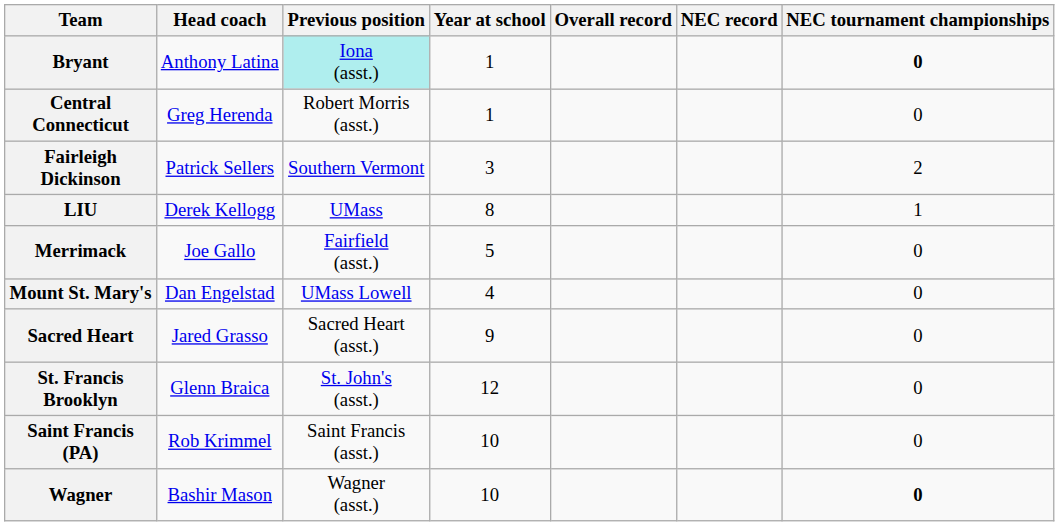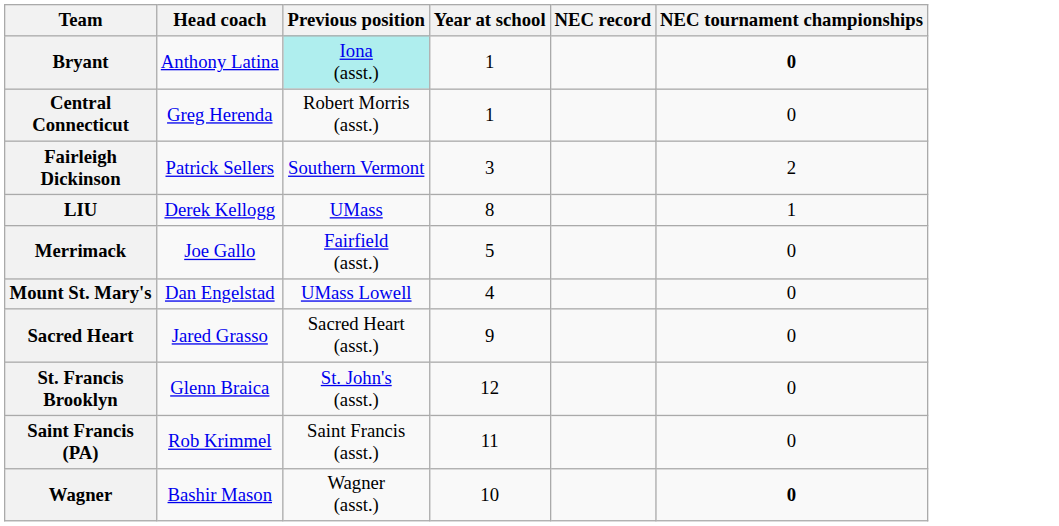- column: (613, 20)
(490, 441) 10 -> (490, 441) 11
